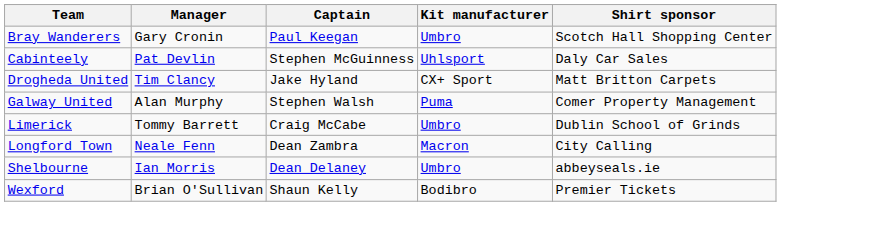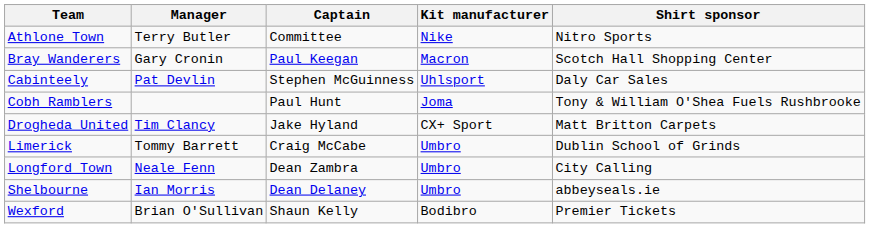+ row: (56, 37)
(441, 37) Umbro -> (445, 59) Macron
+ row: (60, 103)
- row: (60, 103)
(445, 146) Macron -> (441, 168) Umbro
